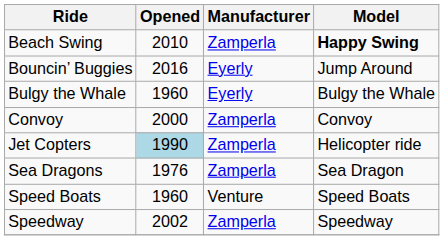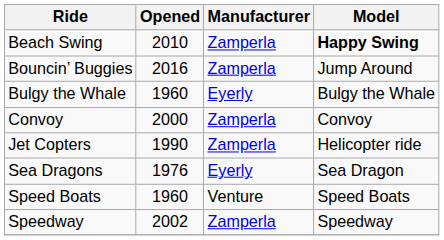(230, 68) Eyerly -> (242, 68) Zamperla
(170, 145) lightblue background -> (170, 145) no background
(242, 171) Zamperla -> (230, 171) Eyerly
